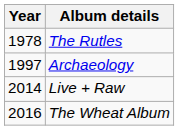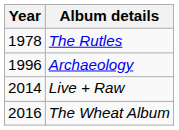(25, 64) 1997 -> (25, 64) 1996
